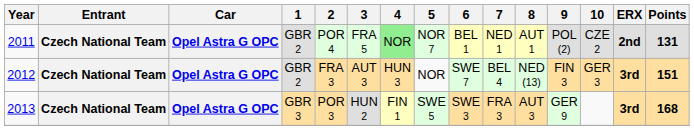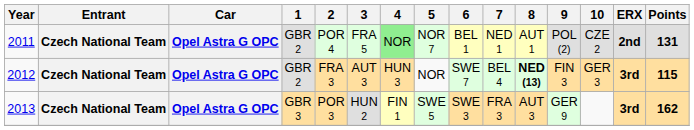(532, 75) normal -> (532, 75) bold
(667, 75) 151 -> (667, 75) 115
(667, 109) 168 -> (667, 109) 162
